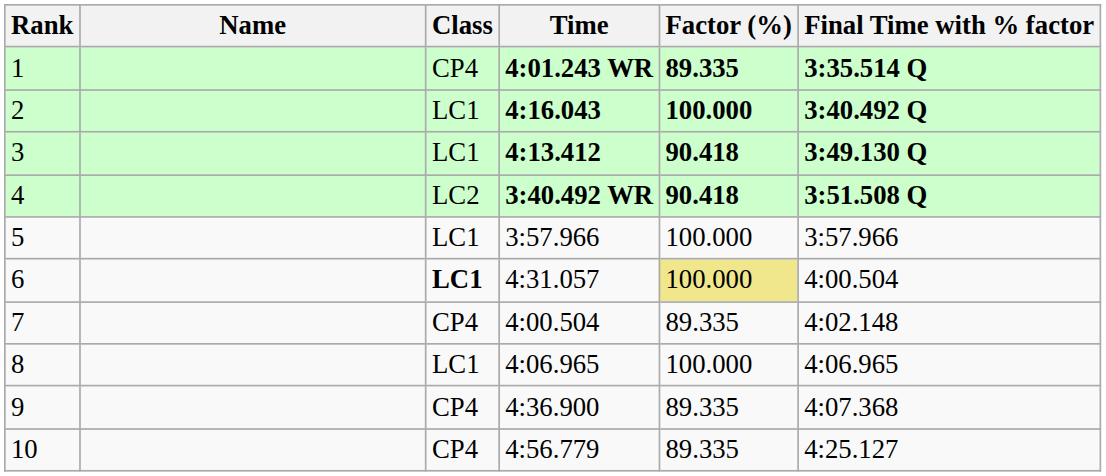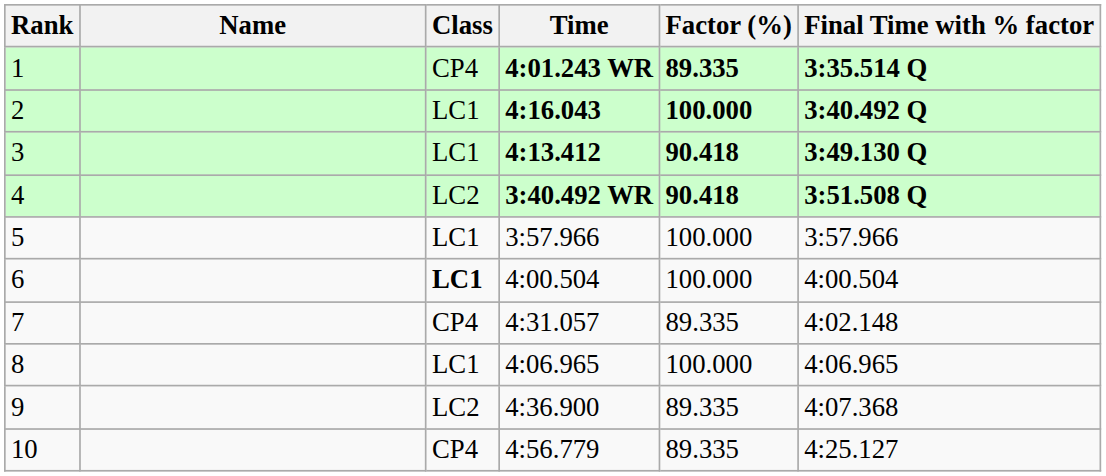(552, 279) 4:31.057 -> (552, 279) 4:00.504
(709, 279) khaki background -> (709, 279) no background
(552, 322) 4:00.504 -> (552, 322) 4:31.057
(455, 407) CP4 -> (456, 407) LC2
